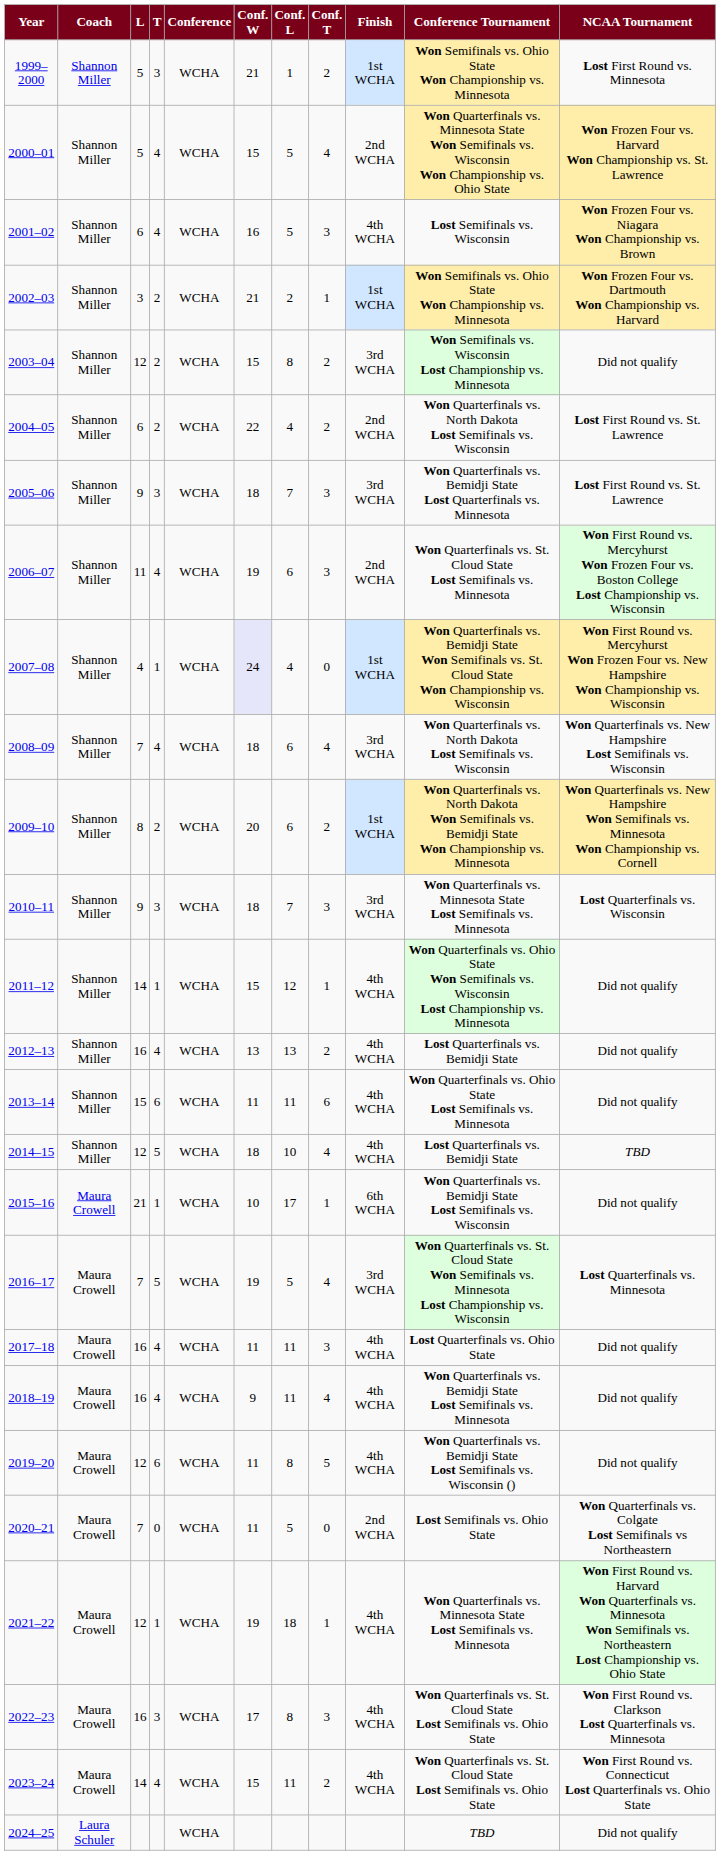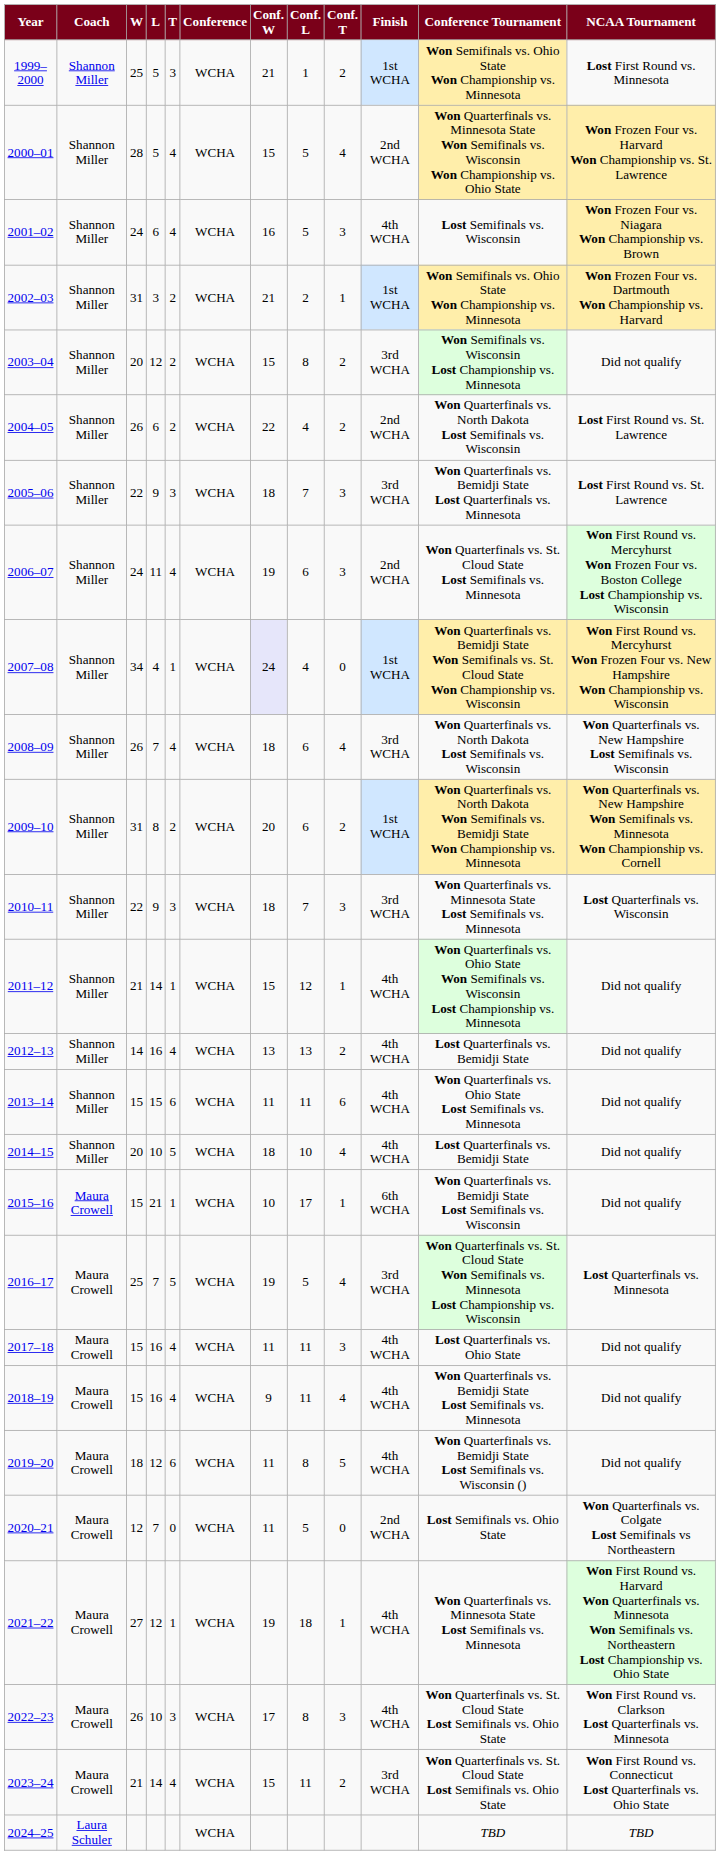+ column: (137, 22)
(140, 1152) 12 -> (156, 1152) 10
(637, 1152) TBD -> (641, 1152) Did not qualify
(140, 1717) 16 -> (156, 1717) 10
(375, 1782) 4th WCHA -> (390, 1782) 3rd WCHA
(637, 1832) Did not qualify -> (641, 1832) TBD
